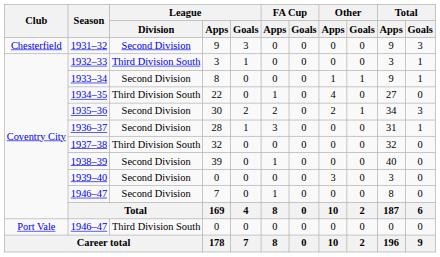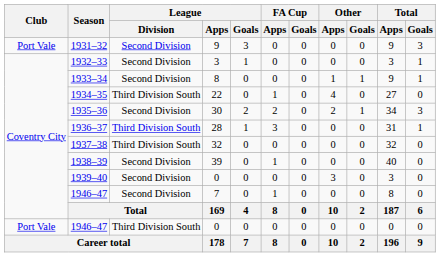(36, 45) Chesterfield -> (36, 45) Port Vale
(156, 62) Third Division South -> (156, 62) Second Division
(156, 128) Second Division -> (156, 128) Third Division South
